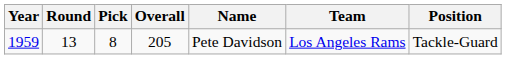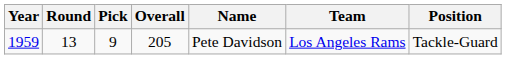(113, 41) 8 -> (113, 41) 9
